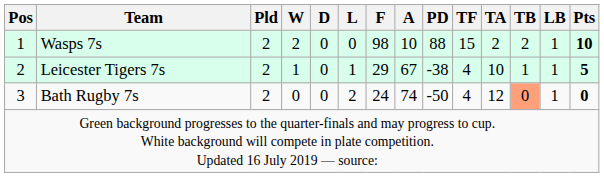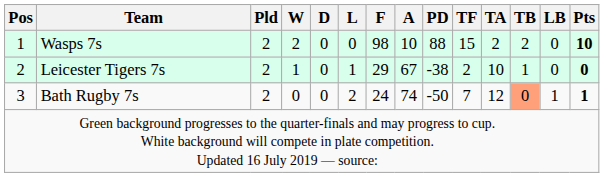(555, 43) 1 -> (555, 43) 0
(467, 69) 4 -> (467, 69) 2
(555, 69) 1 -> (555, 69) 0
(584, 69) 5 -> (584, 69) 0
(467, 95) 4 -> (467, 95) 7
(584, 95) 0 -> (584, 95) 1
